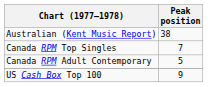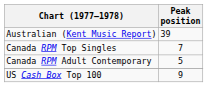(166, 34) 38 -> (166, 34) 39
